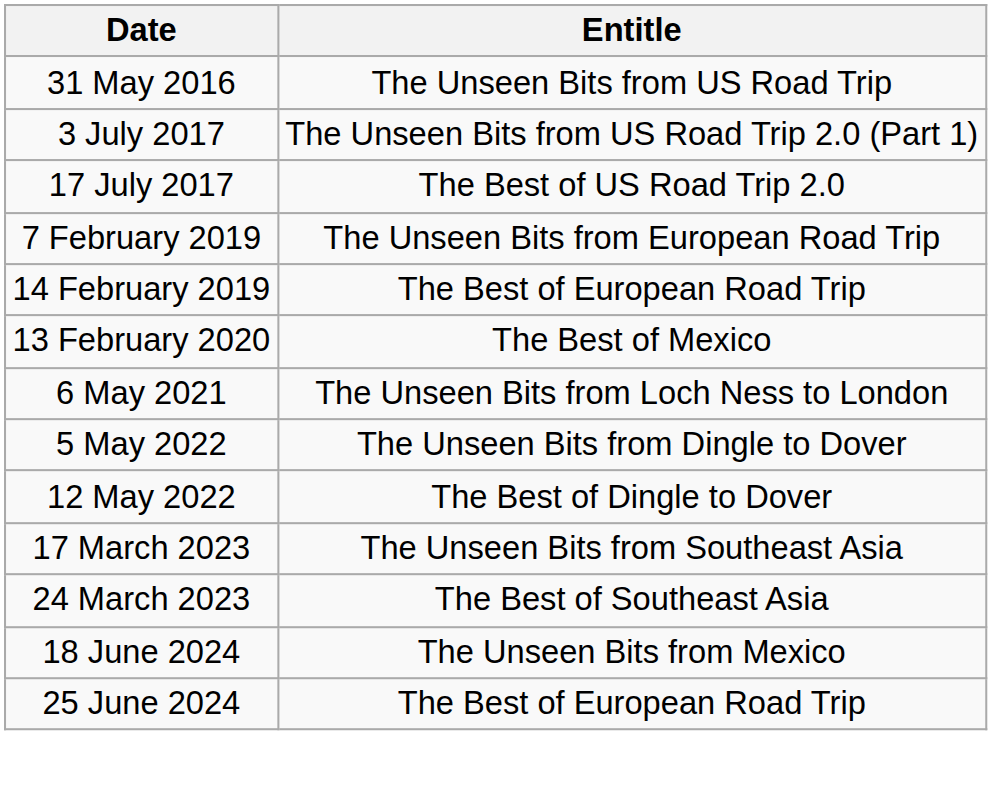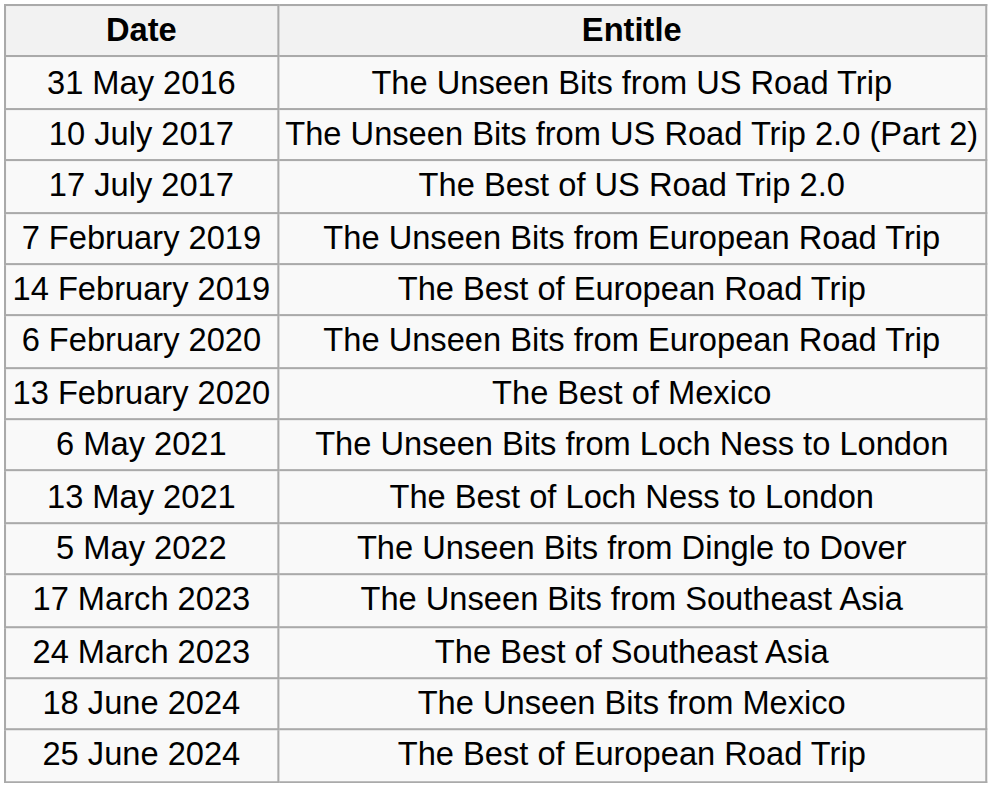- row: (141, 133)
+ row: (141, 133)
+ row: (141, 340)
+ row: (141, 496)
- row: (141, 496)
